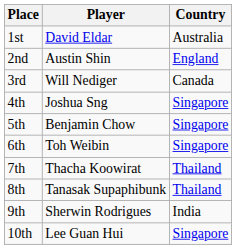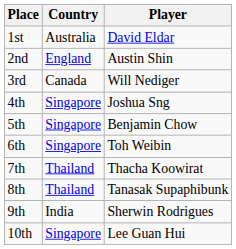columns swapped: (106, 15) <-> (200, 15)
